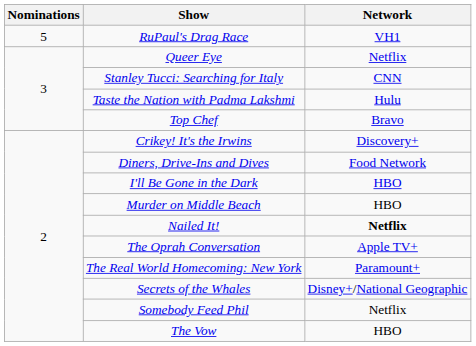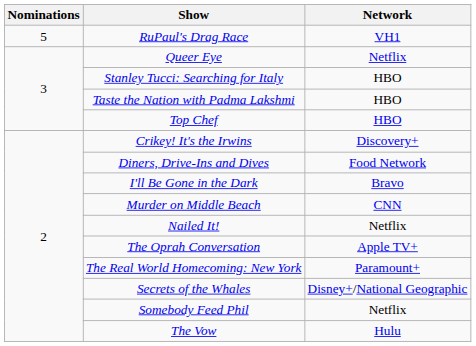(387, 78) CNN -> (387, 78) HBO
(387, 99) Hulu -> (387, 99) HBO
(387, 120) Bravo -> (387, 120) HBO
(387, 183) HBO -> (387, 183) Bravo
(387, 204) HBO -> (387, 204) CNN
(387, 225) bold -> (387, 225) normal
(387, 330) HBO -> (387, 330) Hulu
